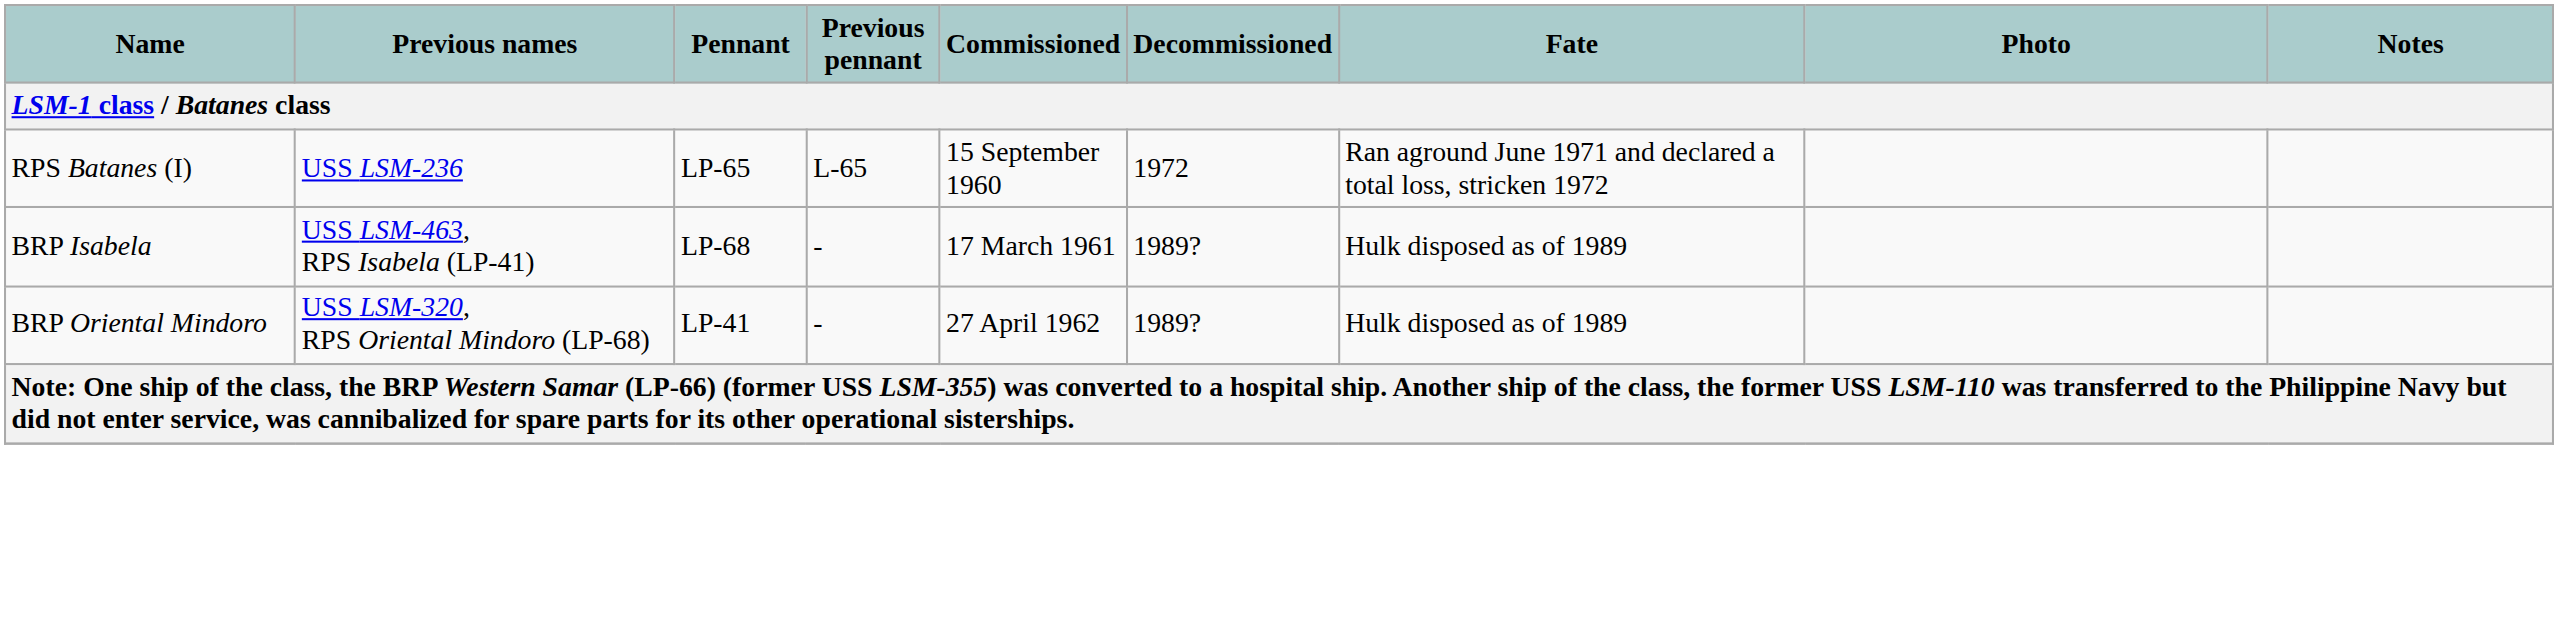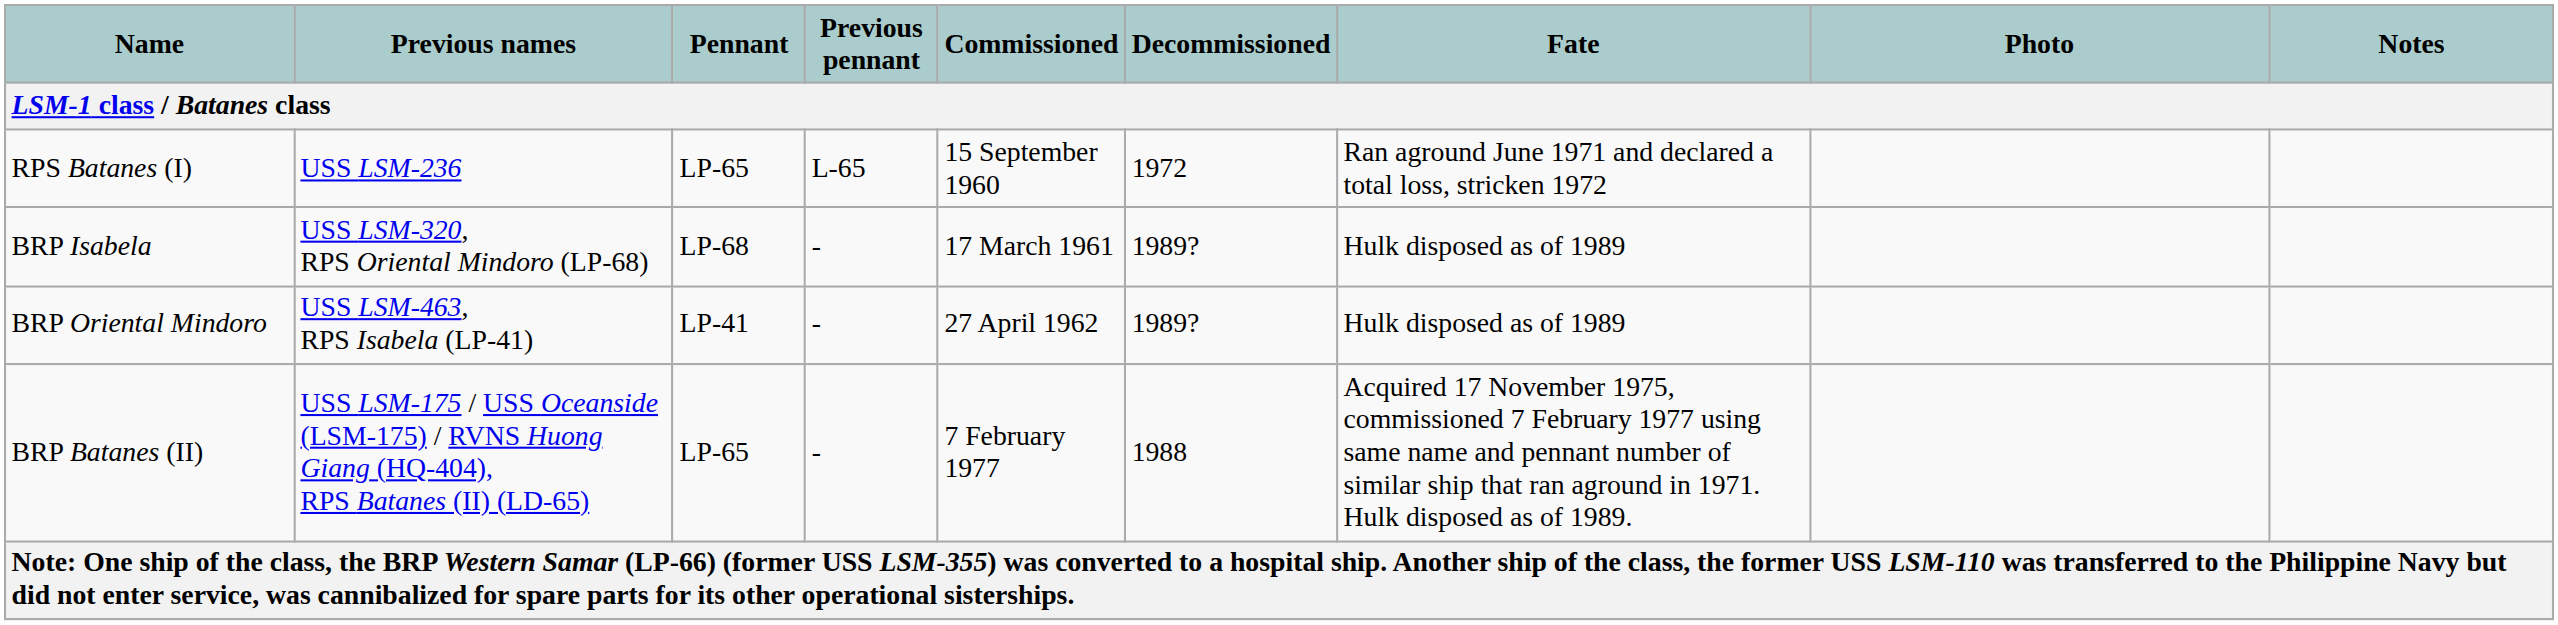(418, 245) USS LSM-463, RPS Isabela (LP-41) -> (474, 245) USS LSM-320, RPS Oriental Mindoro (LP-68)
(476, 324) USS LSM-320, RPS Oriental Mindoro (LP-68) -> (417, 324) USS LSM-463, RPS Isabela (LP-41)
+ row: (107, 451)
